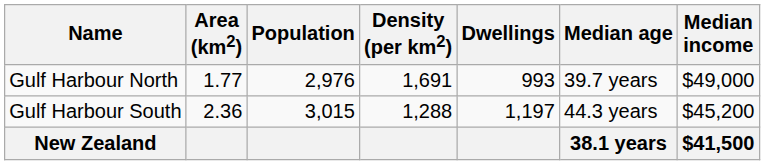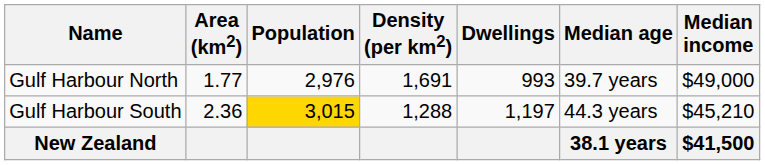(330, 111) no background -> (330, 111) gold background
(718, 111) $45,200 -> (718, 111) $45,210
